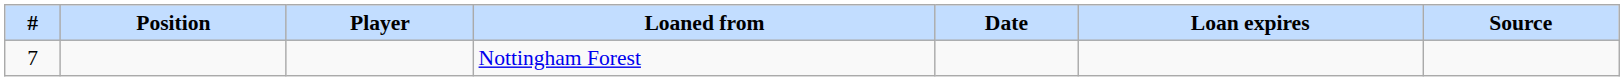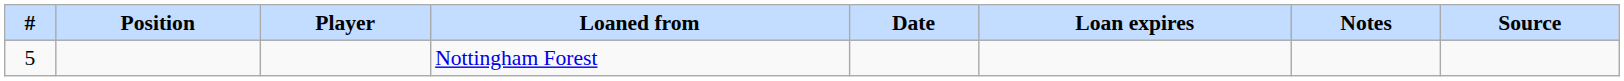+ column: (1366, 22)
(33, 58) 7 -> (30, 58) 5
